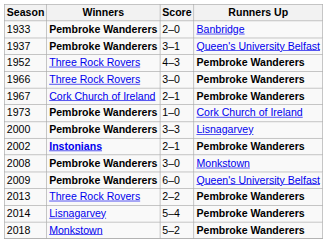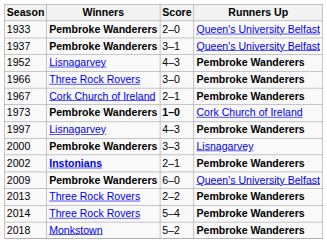(221, 29) Banbridge -> (258, 29) Queen's University Belfast
(95, 63) Three Rock Rovers -> (78, 63) Lisnagarvey
(171, 113) normal -> (171, 113) bold
+ row: (19, 130)
- row: (19, 163)
(78, 213) Lisnagarvey -> (95, 213) Three Rock Rovers
